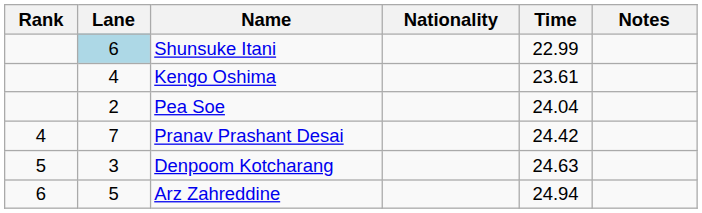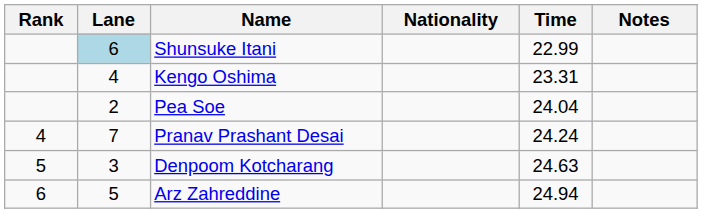(556, 78) 23.61 -> (556, 78) 23.31
(556, 136) 24.42 -> (556, 136) 24.24
